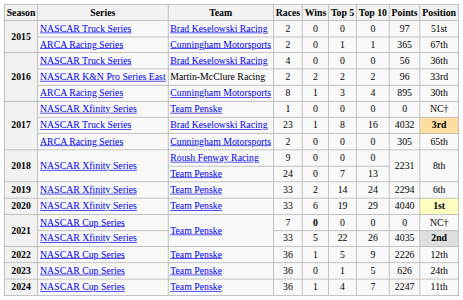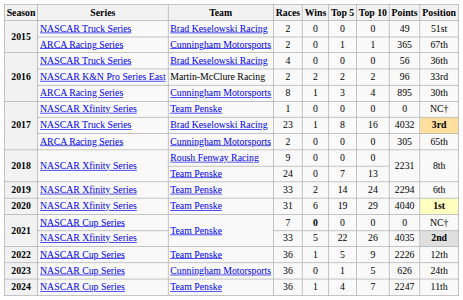(405, 29) 97 -> (405, 29) 49
(288, 206) 33 -> (288, 206) 31
(196, 271) Team Penske -> (221, 271) Cunningham Motorsports
